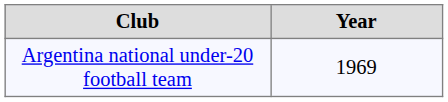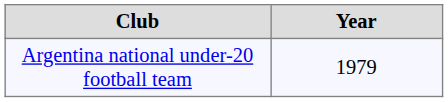(356, 67) 1969 -> (356, 67) 1979
